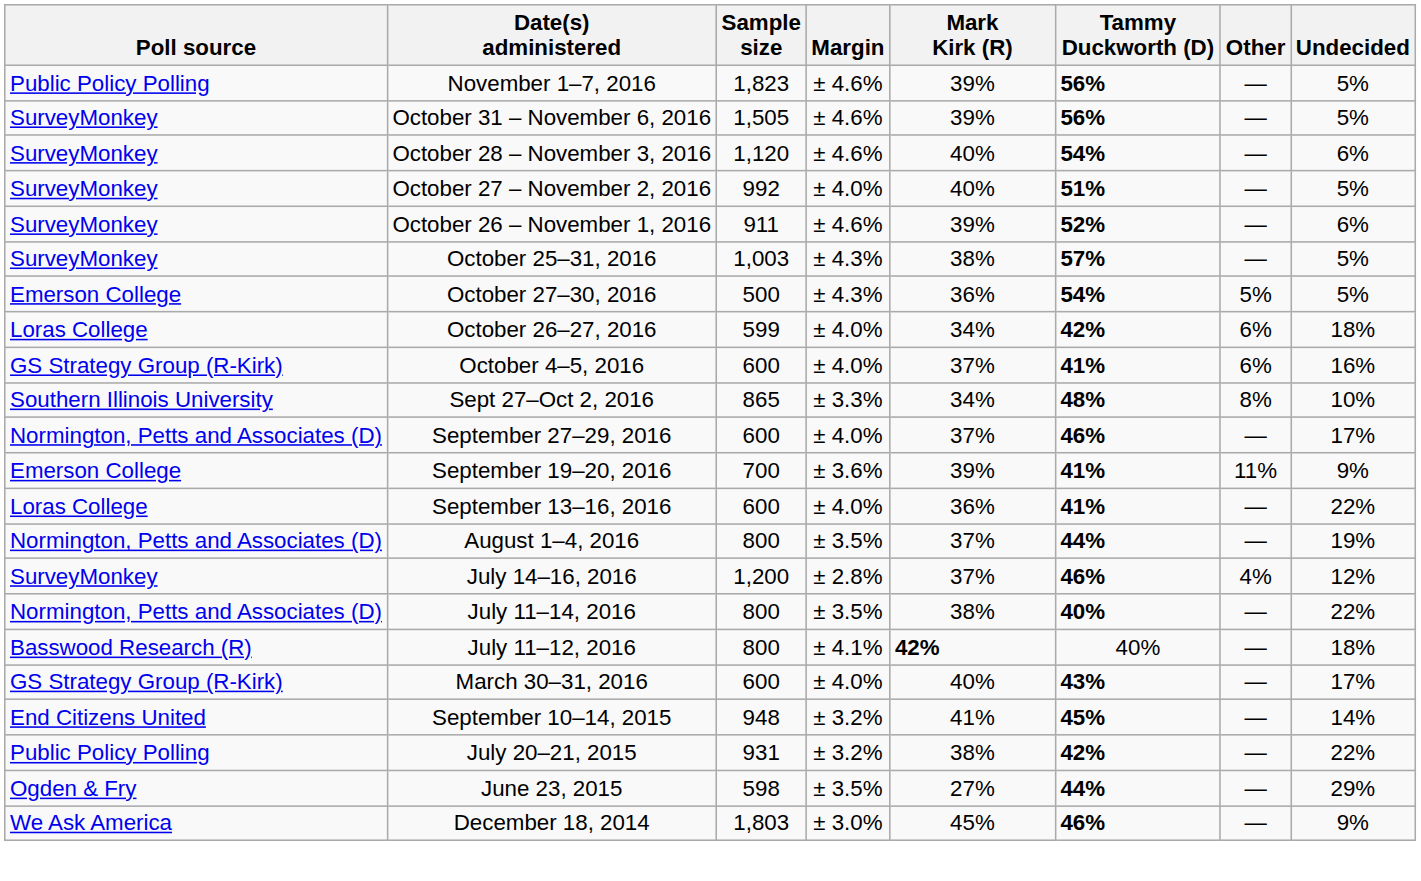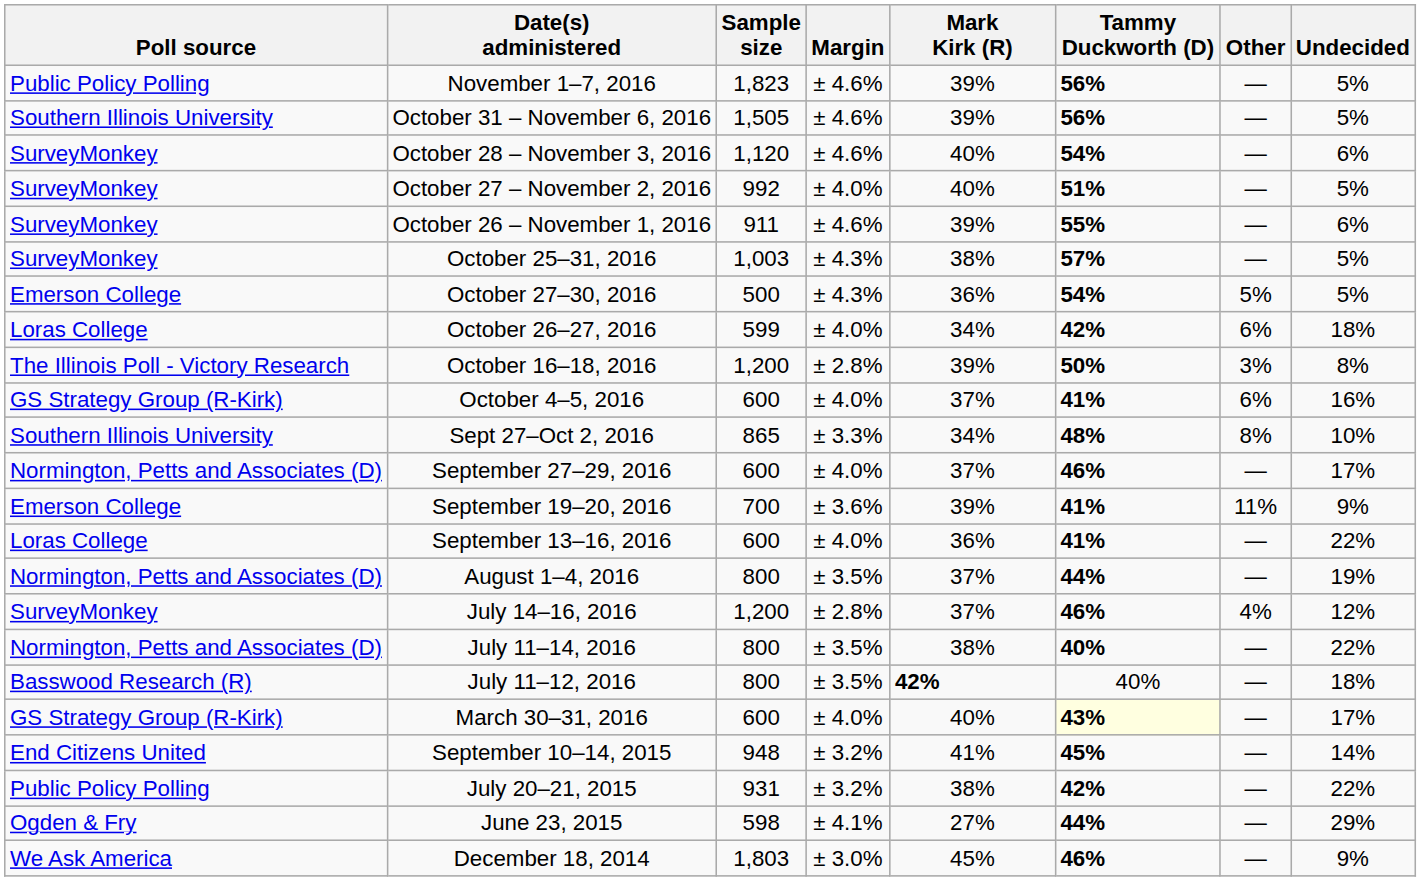(84, 118) SurveyMonkey -> (141, 118) Southern Illinois University
(1083, 224) 52% -> (1083, 224) 55%
+ row: (552, 365)
(848, 647) ± 4.1% -> (848, 682) ± 3.5%
(1083, 682) no background -> (1083, 718) lightyellow background
(848, 788) ± 3.5% -> (848, 823) ± 4.1%
